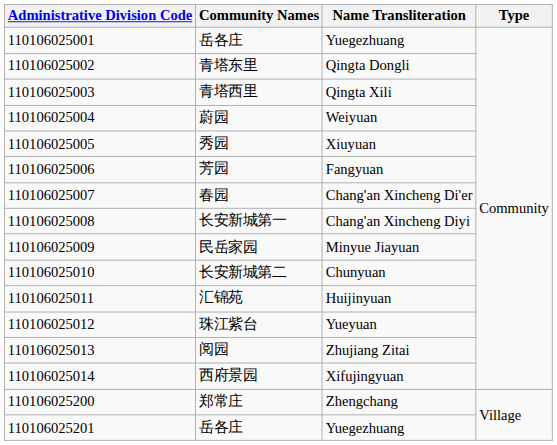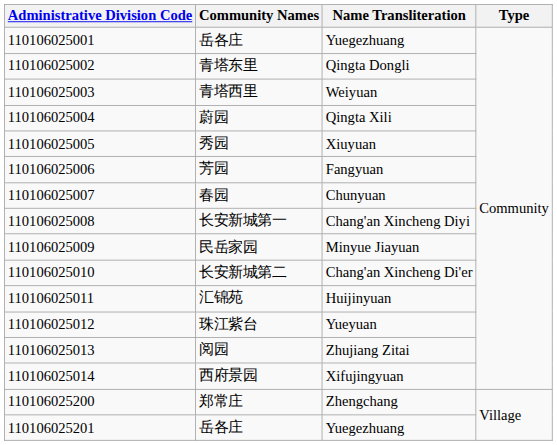(359, 92) Qingta Xili -> (351, 92) Weiyuan
(351, 117) Weiyuan -> (359, 117) Qingta Xili
(399, 195) Chang'an Xincheng Di'er -> (356, 195) Chunyuan
(356, 272) Chunyuan -> (399, 272) Chang'an Xincheng Di'er
